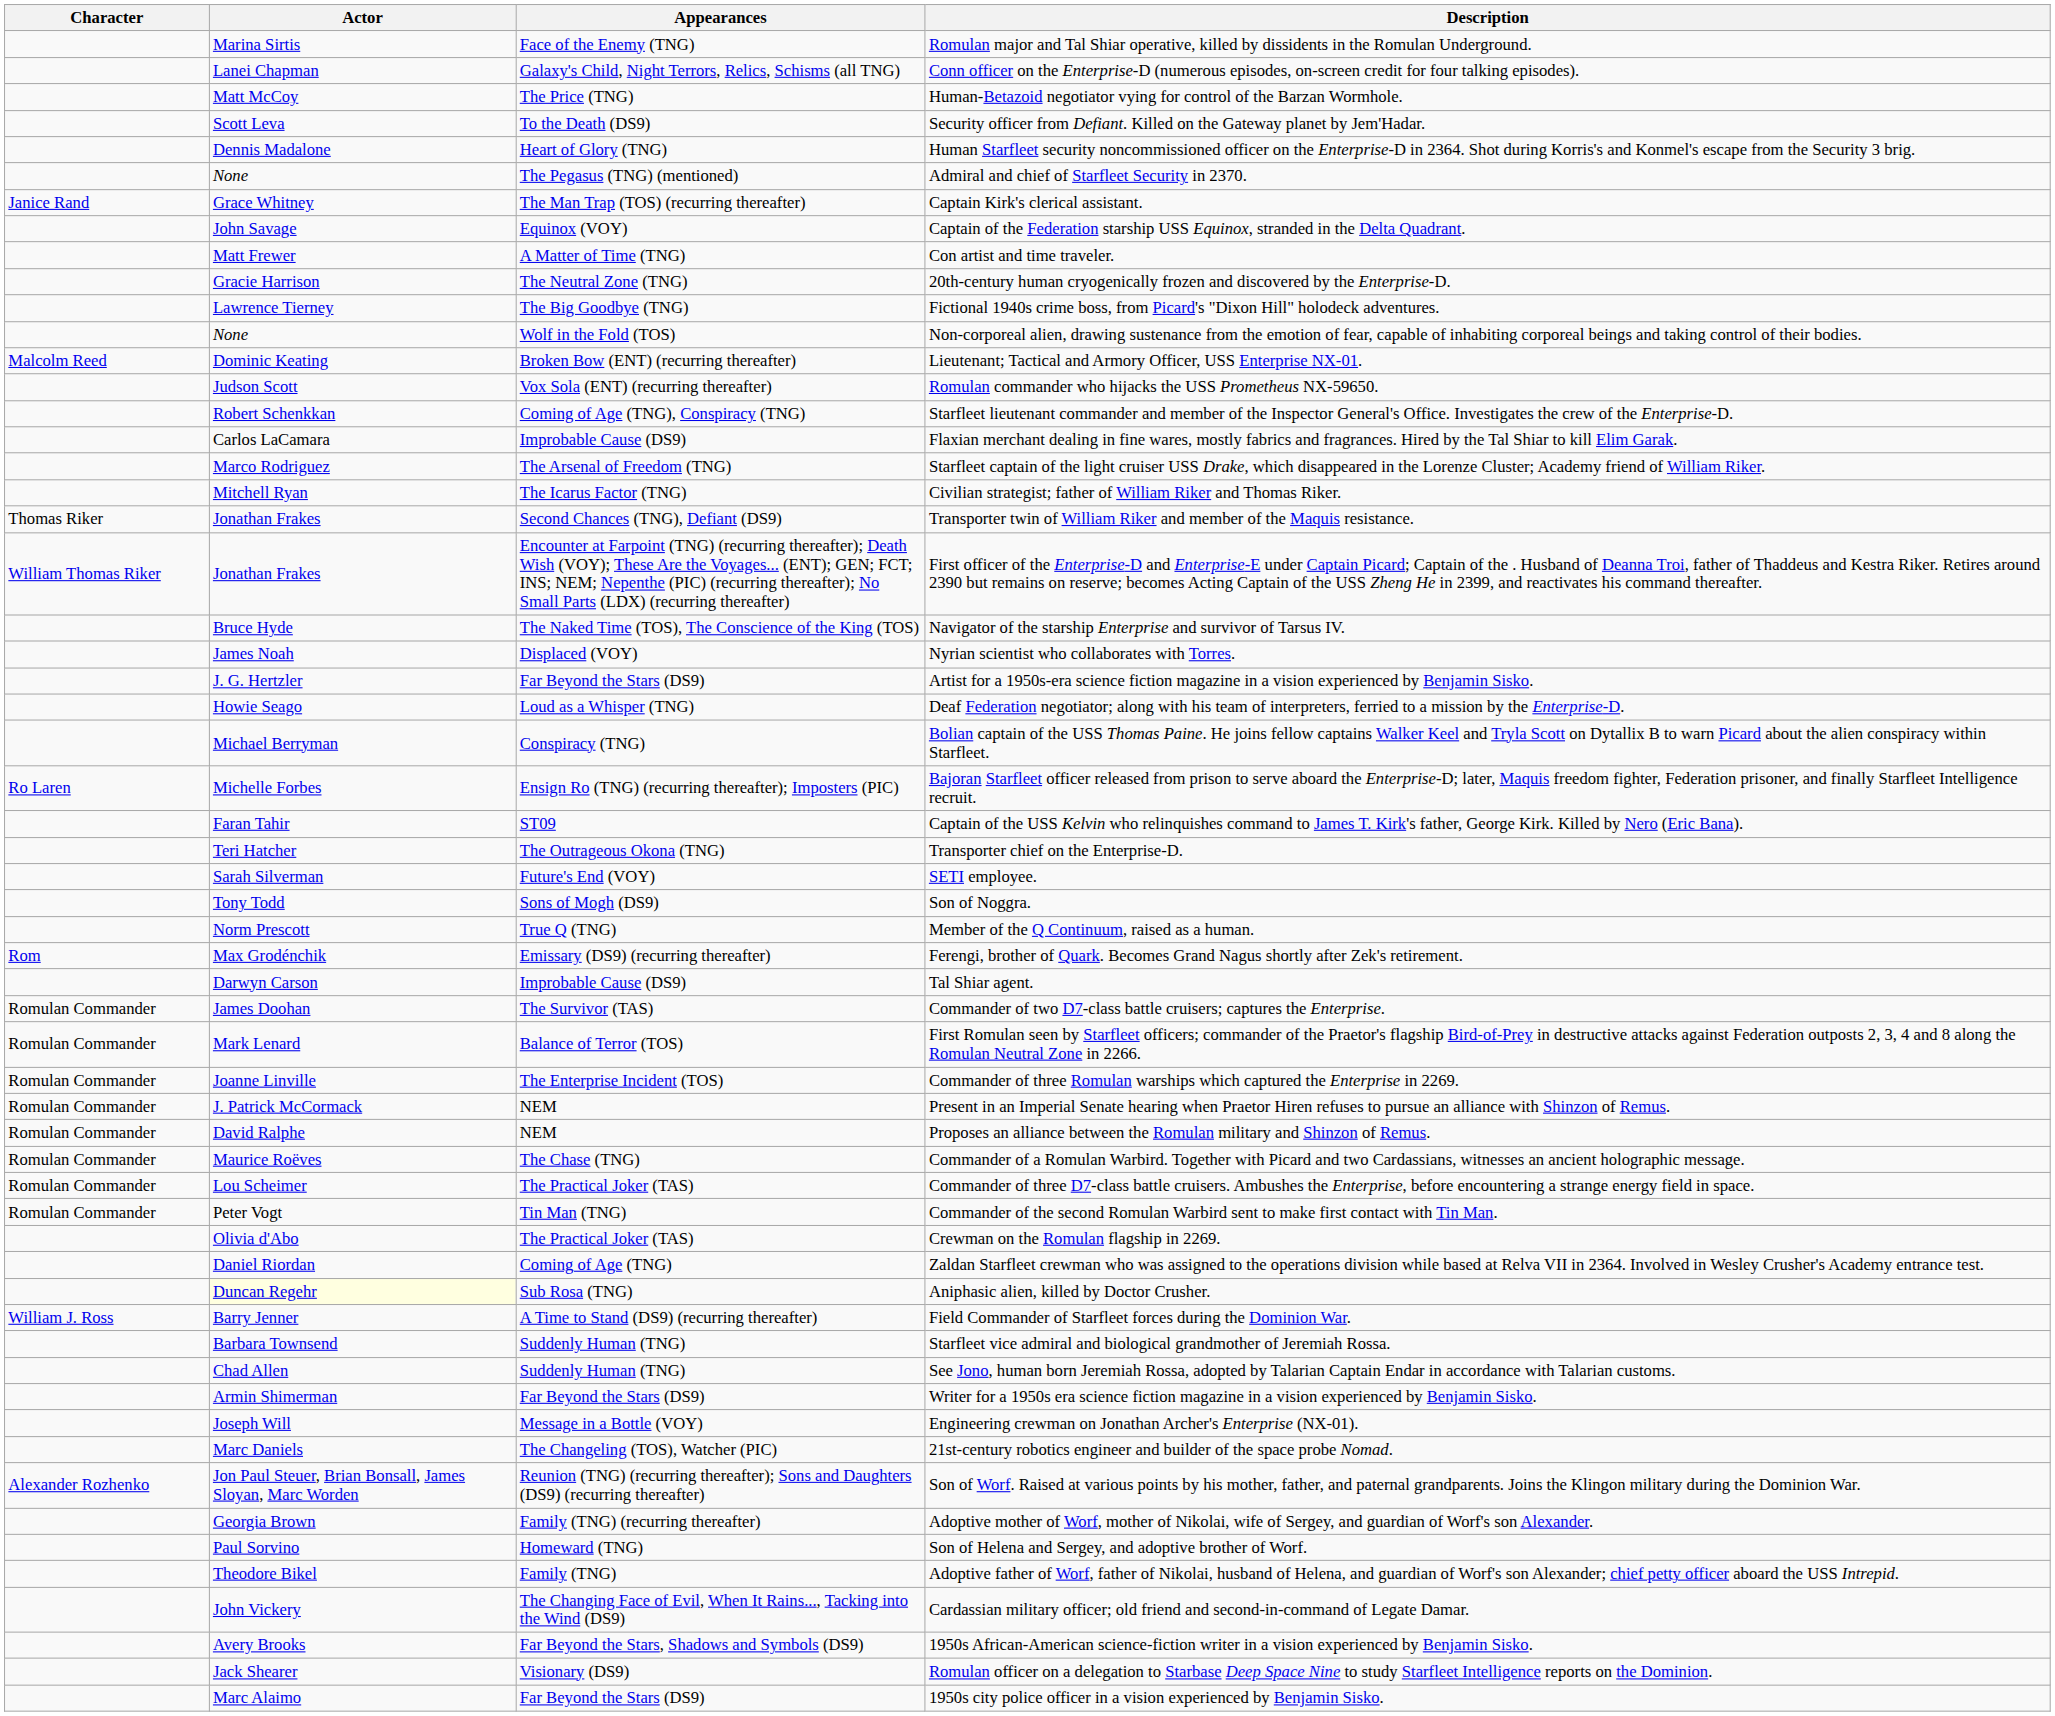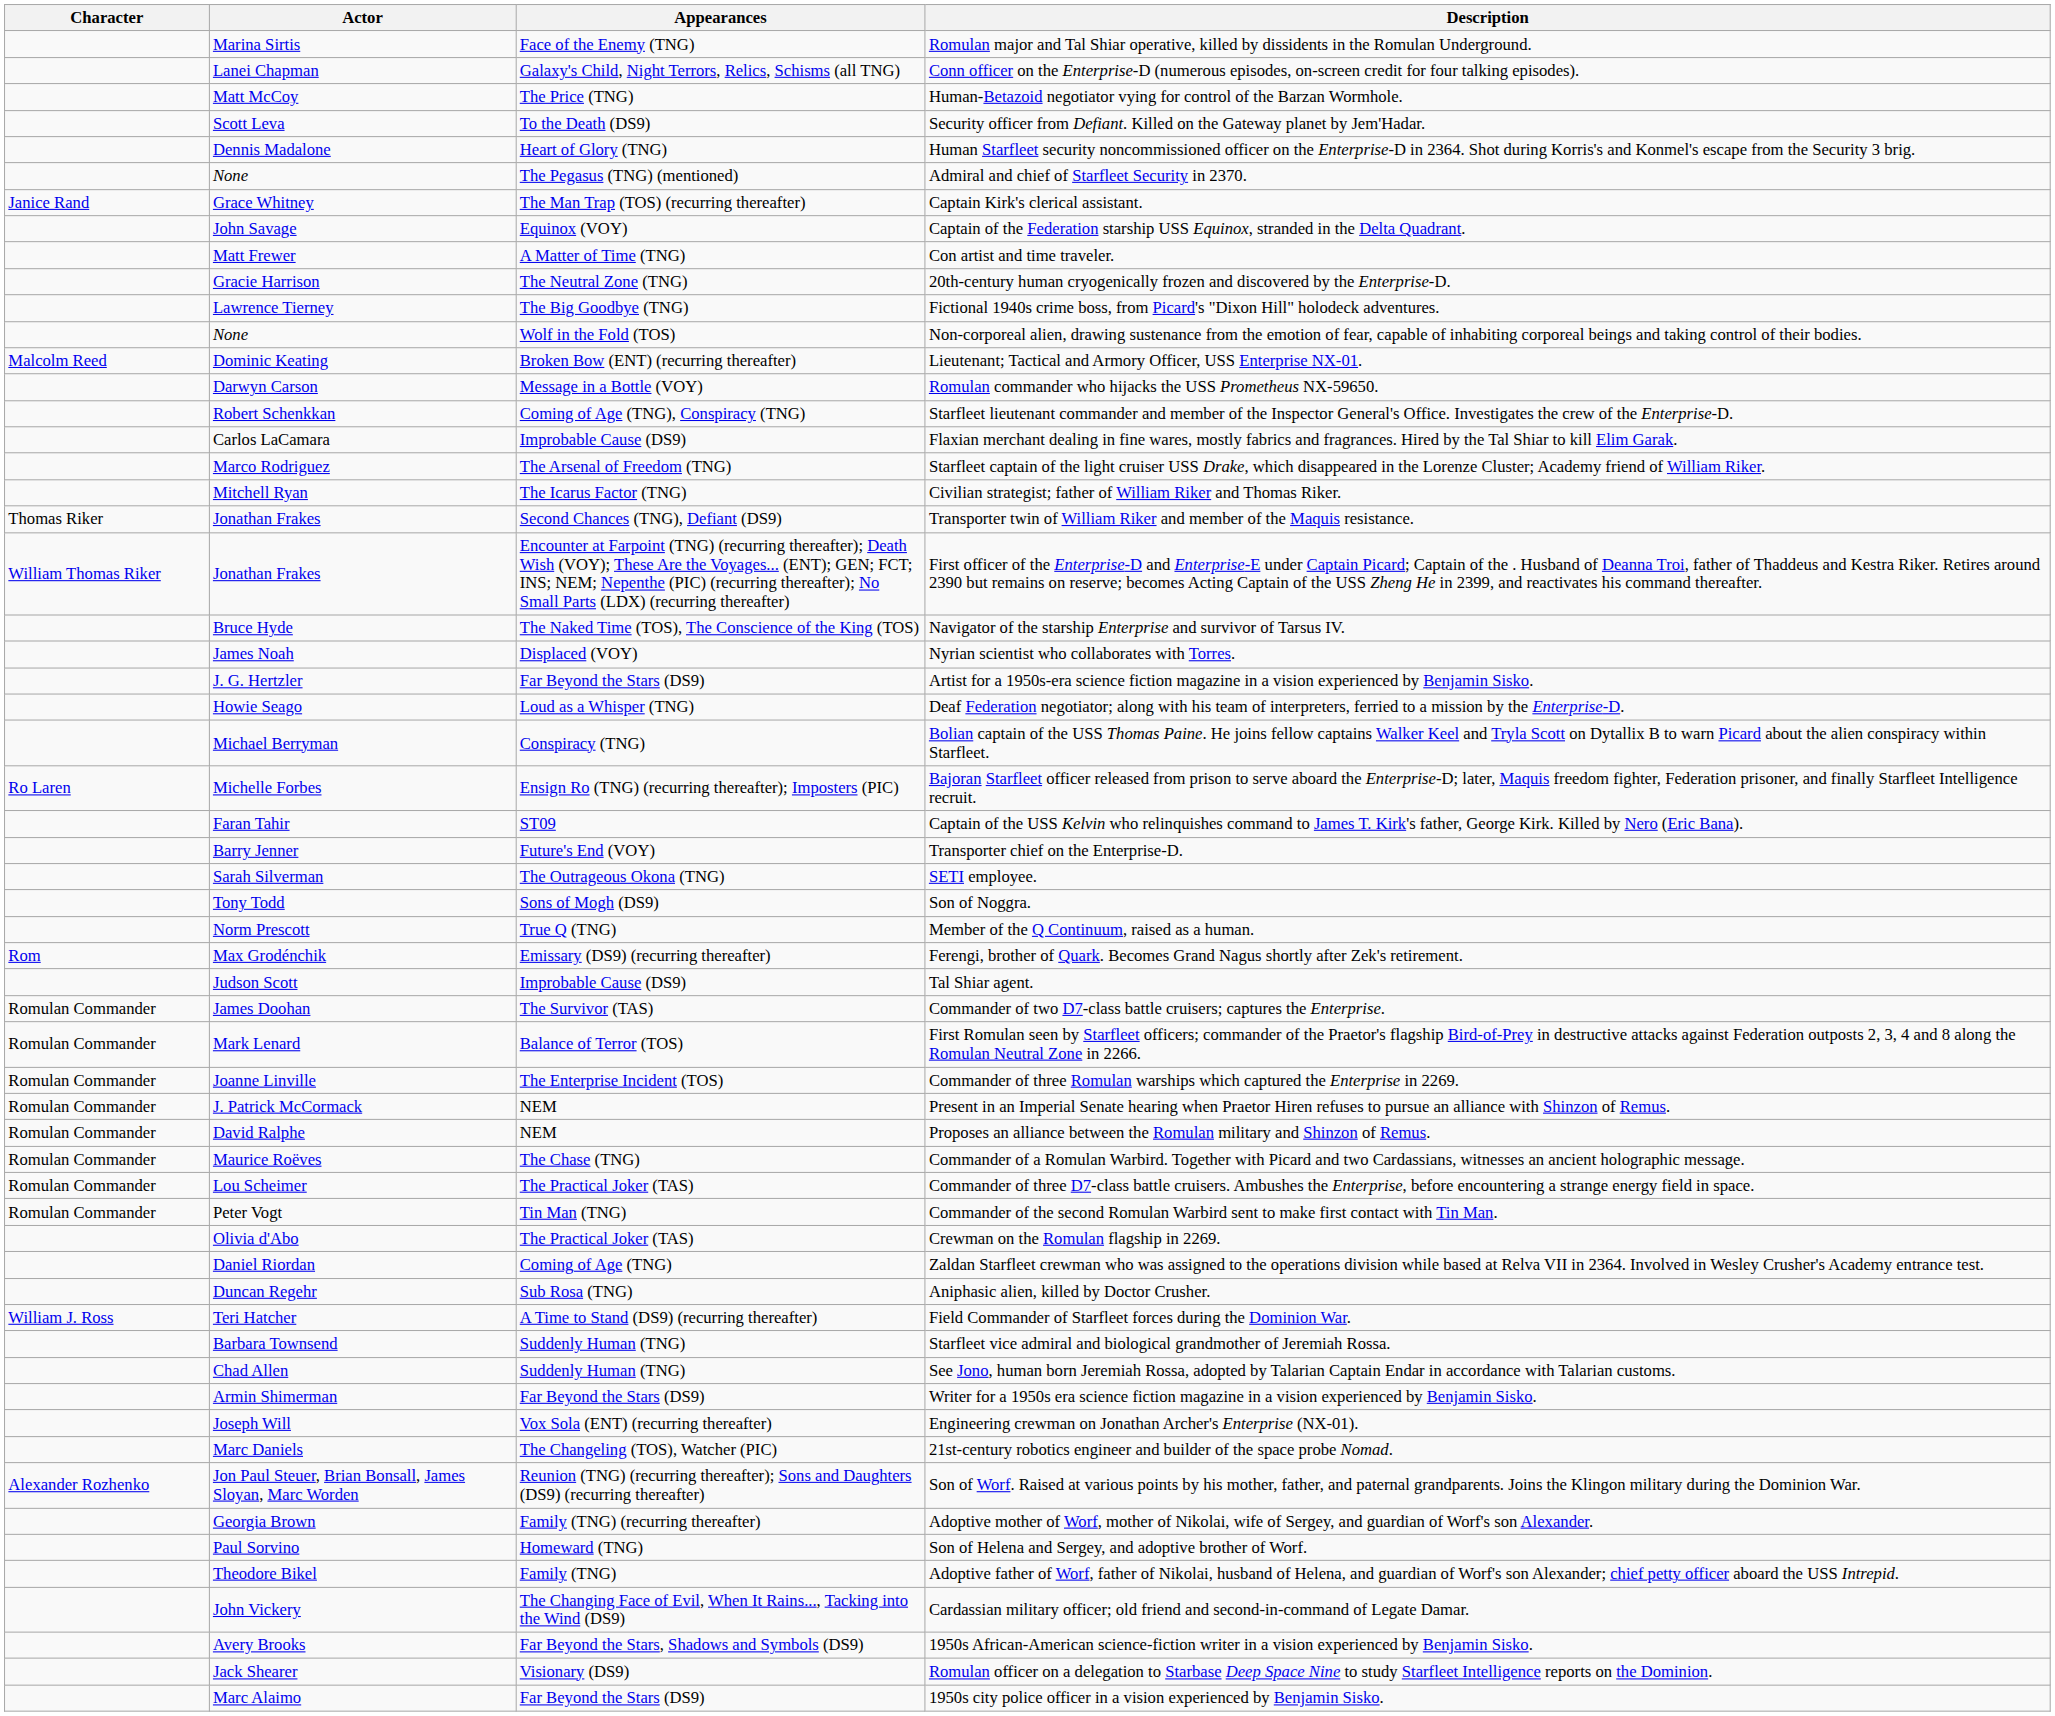(255, 387) Judson Scott -> (265, 387) Darwyn Carson
(646, 387) Vox Sola (ENT) (recurring thereafter) -> (611, 387) Message in a Bottle (VOY)
(255, 850) Teri Hatcher -> (256, 850) Barry Jenner
(622, 850) The Outrageous Okona (TNG) -> (587, 850) Future's End (VOY)
(587, 876) Future's End (VOY) -> (622, 876) The Outrageous Okona (TNG)
(265, 982) Darwyn Carson -> (255, 982) Judson Scott
(265, 1291) lightyellow background -> (265, 1291) no background
(256, 1317) Barry Jenner -> (255, 1317) Teri Hatcher
(611, 1423) Message in a Bottle (VOY) -> (646, 1423) Vox Sola (ENT) (recurring thereafter)
